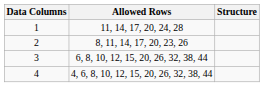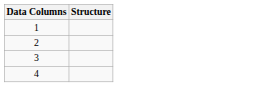- column: (142, 12)
